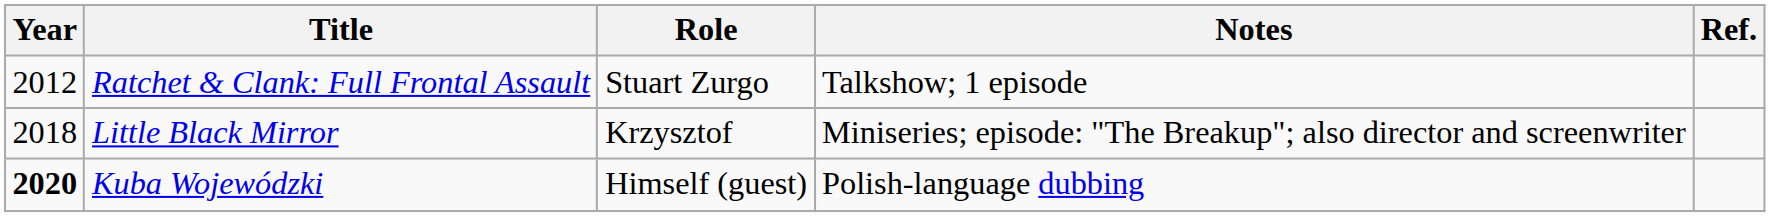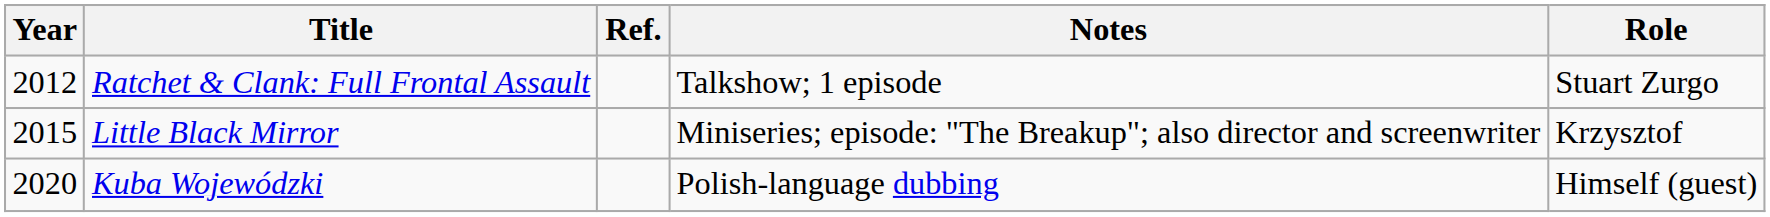columns swapped: (706, 30) <-> (1729, 30)
(45, 132) 2018 -> (45, 132) 2015
(45, 183) bold -> (45, 183) normal
